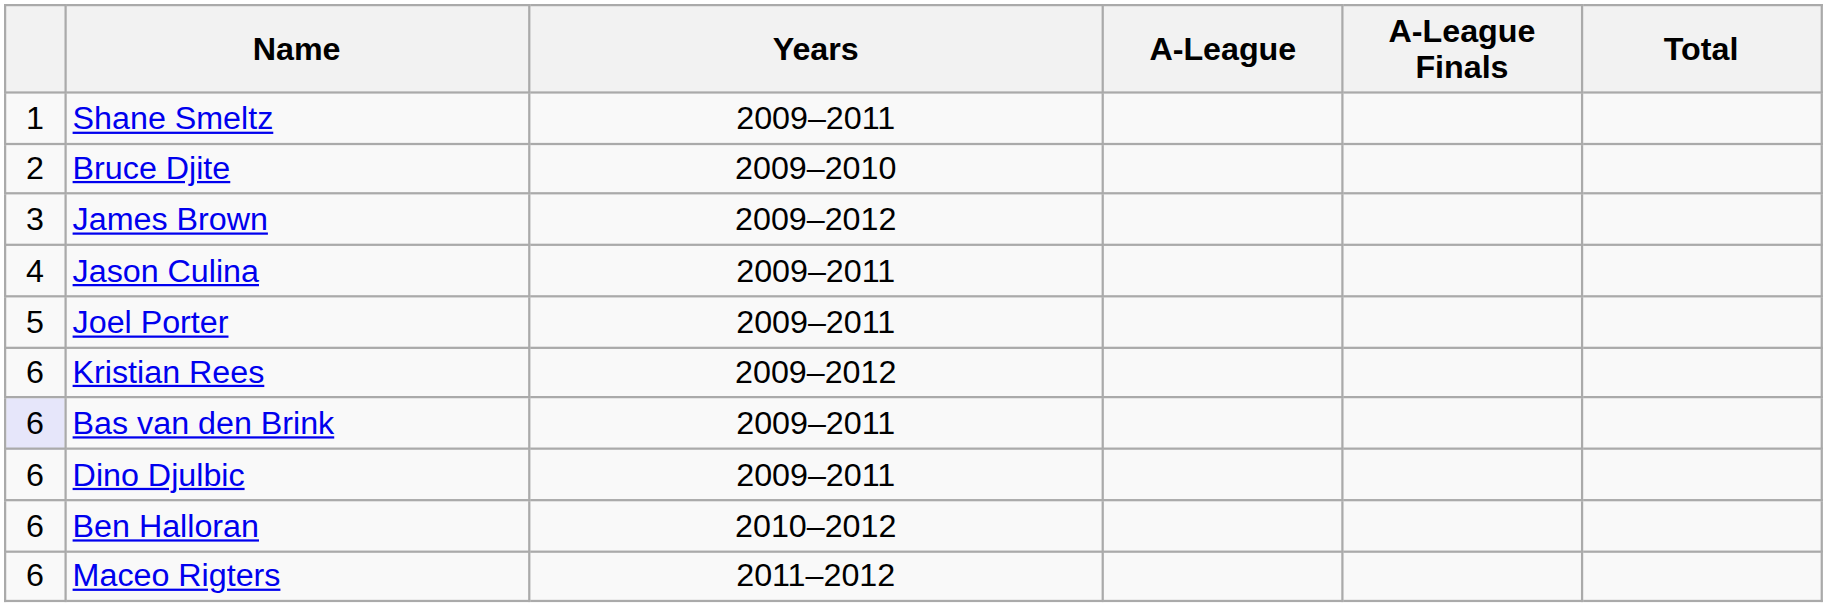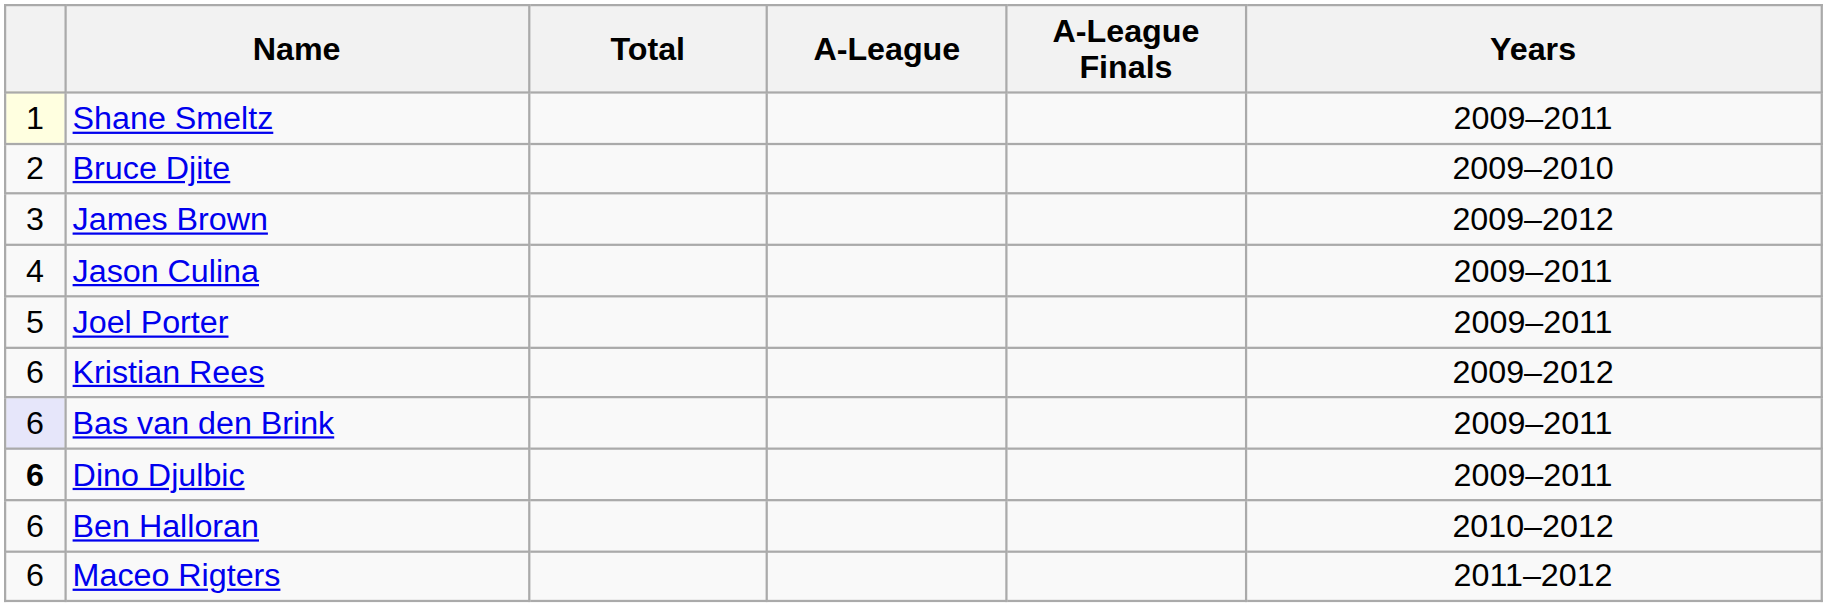columns swapped: (816, 49) <-> (1701, 49)
(35, 118) no background -> (35, 118) lightyellow background
(35, 475) normal -> (35, 475) bold
